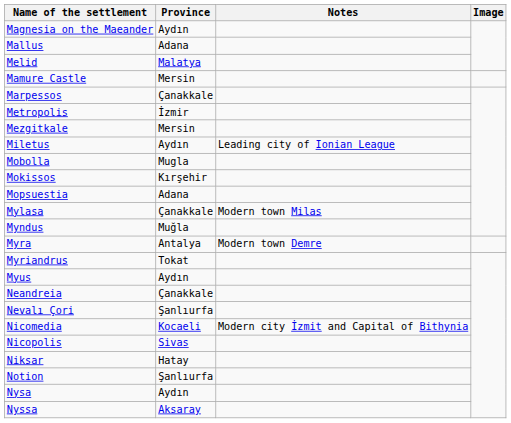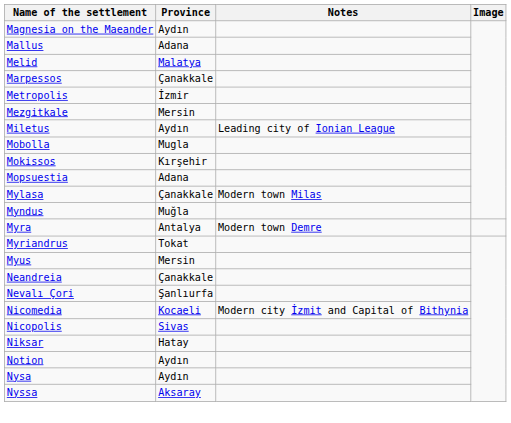- row: (46, 79)
(173, 277) Aydın -> (176, 261) Mersin
(186, 376) Şanlıurfa -> (173, 360) Aydın
